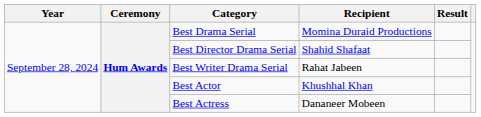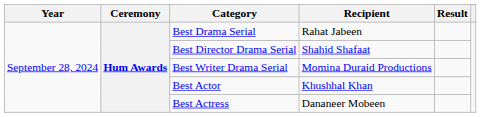(367, 31) Momina Duraid Productions -> (332, 31) Rahat Jabeen
(332, 67) Rahat Jabeen -> (367, 67) Momina Duraid Productions
